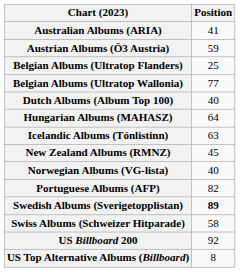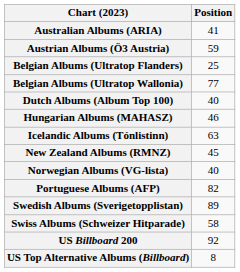(213, 118) 64 -> (213, 118) 46
(213, 205) bold -> (213, 205) normal
